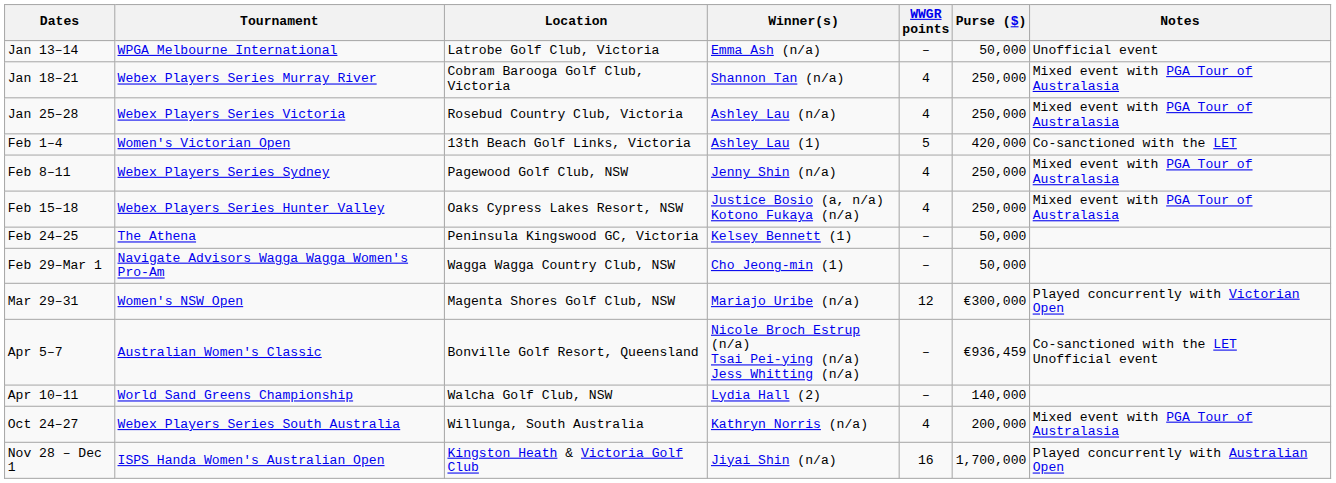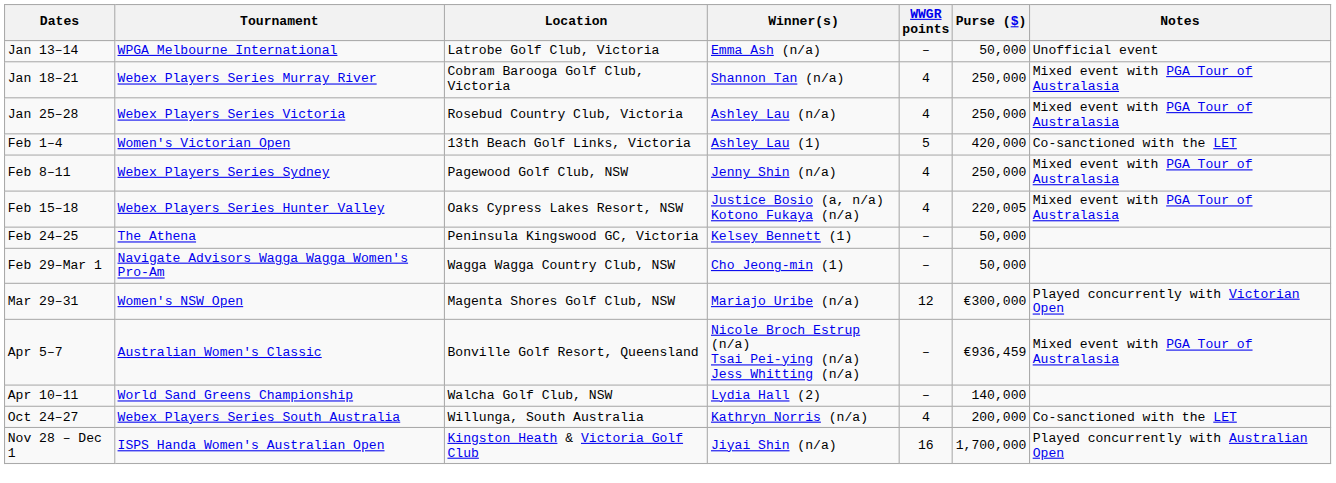(999, 209) 250,000 -> (999, 209) 220,005
(1135, 353) Co-sanctioned with the LET Unofficial event -> (1143, 353) Mixed event with PGA Tour of Australasia
(1143, 425) Mixed event with PGA Tour of Australasia -> (1135, 417) Co-sanctioned with the LET
